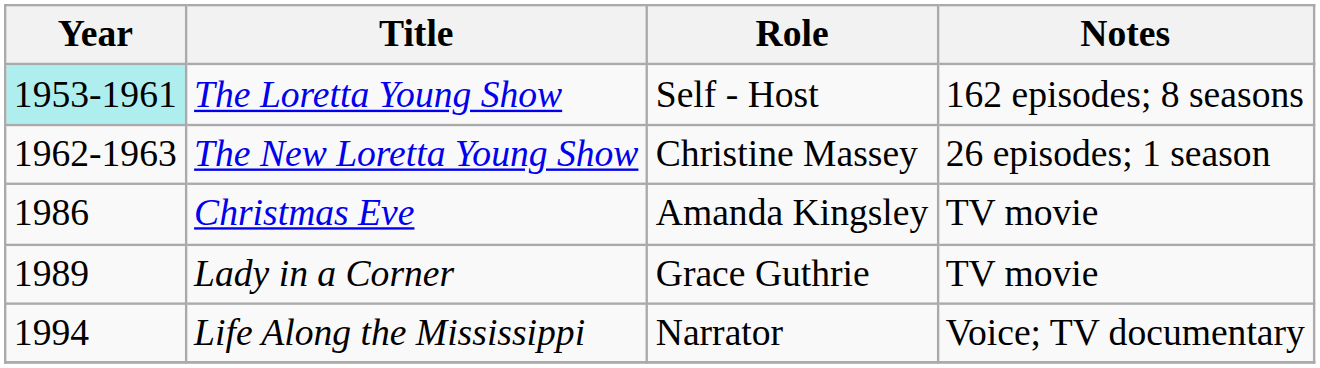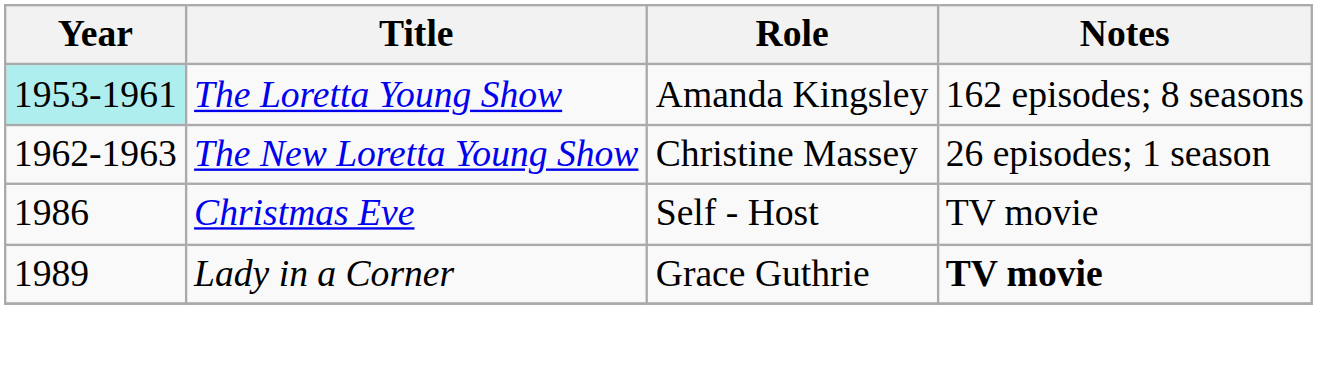(737, 93) Self - Host -> (792, 93) Amanda Kingsley
(792, 213) Amanda Kingsley -> (737, 213) Self - Host
(1022, 272) normal -> (1024, 272) bold
- row: (390, 332)
